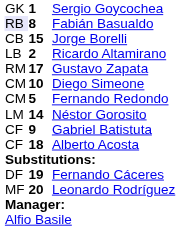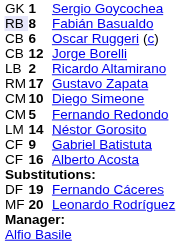+ row: (105, 39)
(36, 39) 15 -> (36, 54) 12
(36, 144) 18 -> (36, 159) 16
